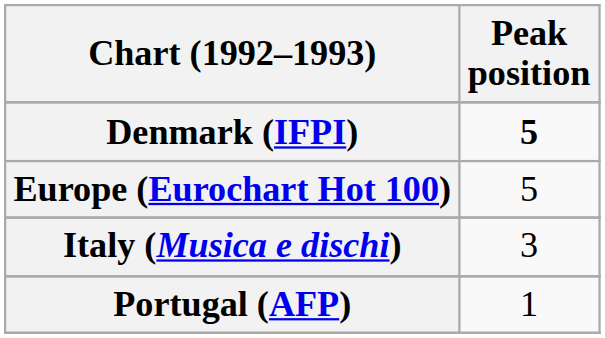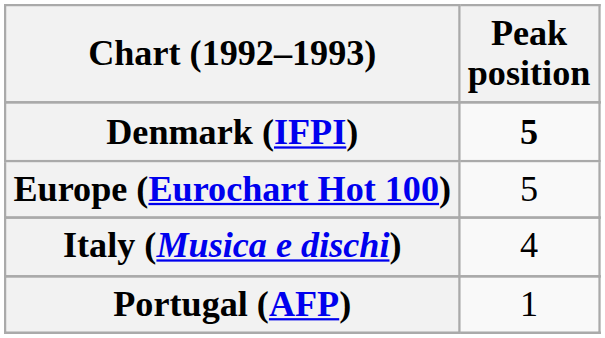(529, 245) 3 -> (529, 245) 4
